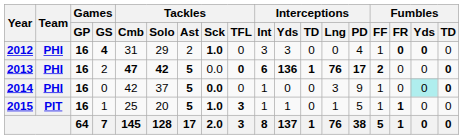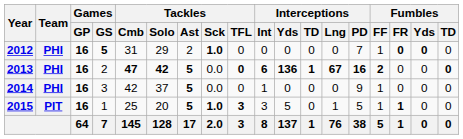(104, 50) 4 -> (104, 50) 5
(264, 50) 3 -> (264, 50) 0
(288, 50) 3 -> (288, 50) 0
(359, 50) 4 -> (359, 50) 7
(335, 69) 76 -> (335, 69) 67
(360, 69) 17 -> (360, 69) 16
(104, 87) 0 -> (104, 87) 3
(215, 87) bold -> (215, 87) normal
(335, 87) 3 -> (335, 87) 0
(424, 87) paleturquoise background -> (424, 87) no background
(448, 87) bold -> (448, 87) normal
(264, 106) 1 -> (264, 106) 3
(288, 106) 1 -> (288, 106) 5
